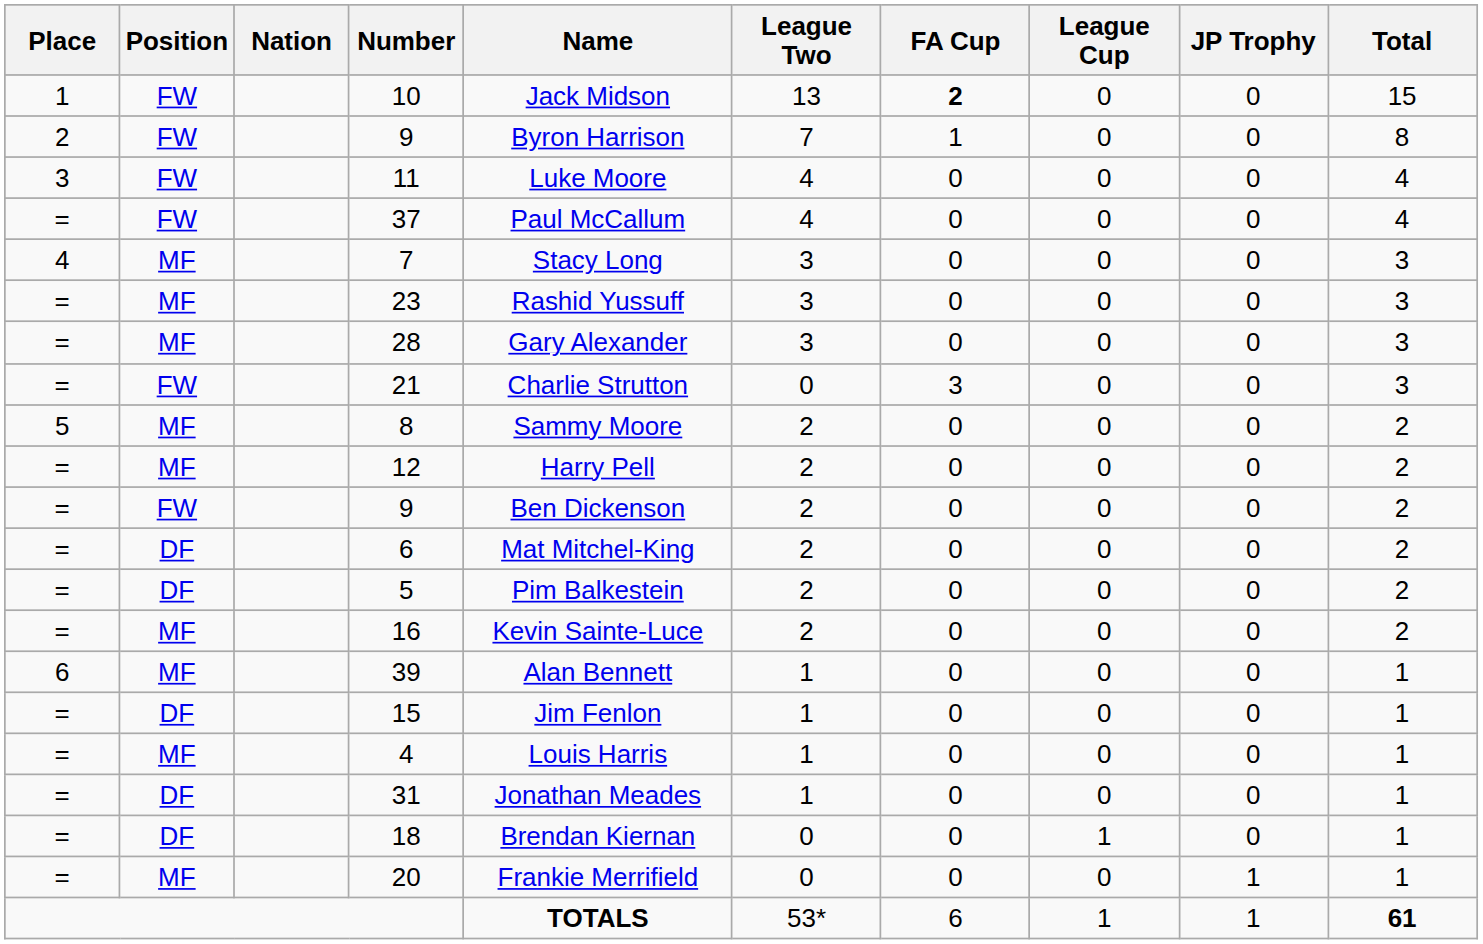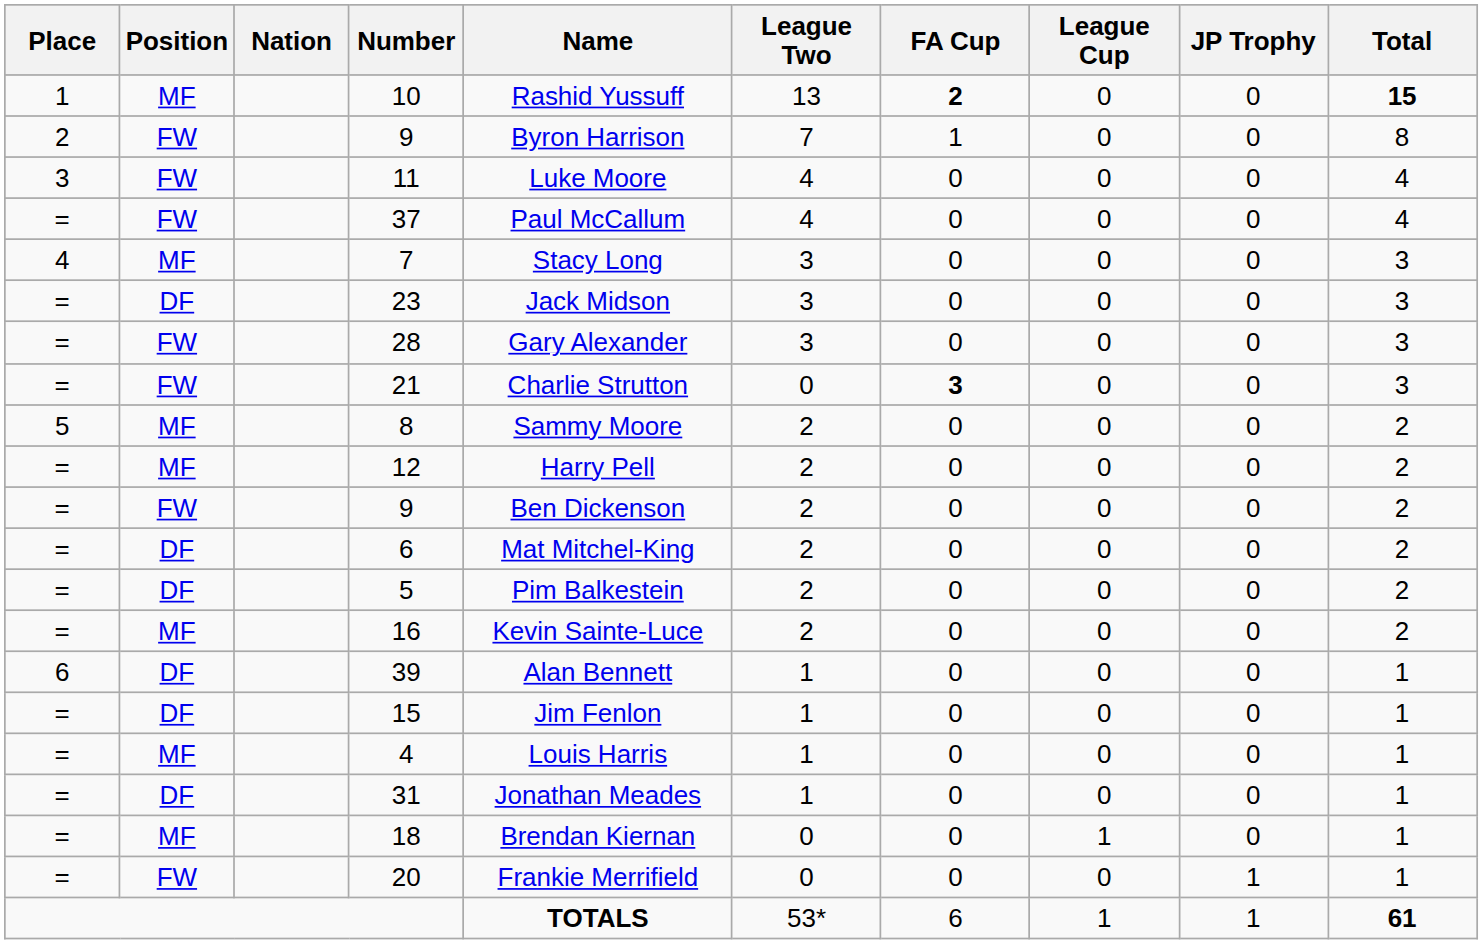(177, 96) FW -> (177, 96) MF
(598, 96) Jack Midson -> (598, 96) Rashid Yussuff
(1402, 96) normal -> (1402, 96) bold
(177, 302) MF -> (177, 302) DF
(598, 302) Rashid Yussuff -> (598, 302) Jack Midson
(177, 343) MF -> (177, 343) FW
(955, 384) normal -> (955, 384) bold
(177, 672) MF -> (177, 672) DF
(177, 836) DF -> (177, 836) MF
(177, 878) MF -> (177, 878) FW
